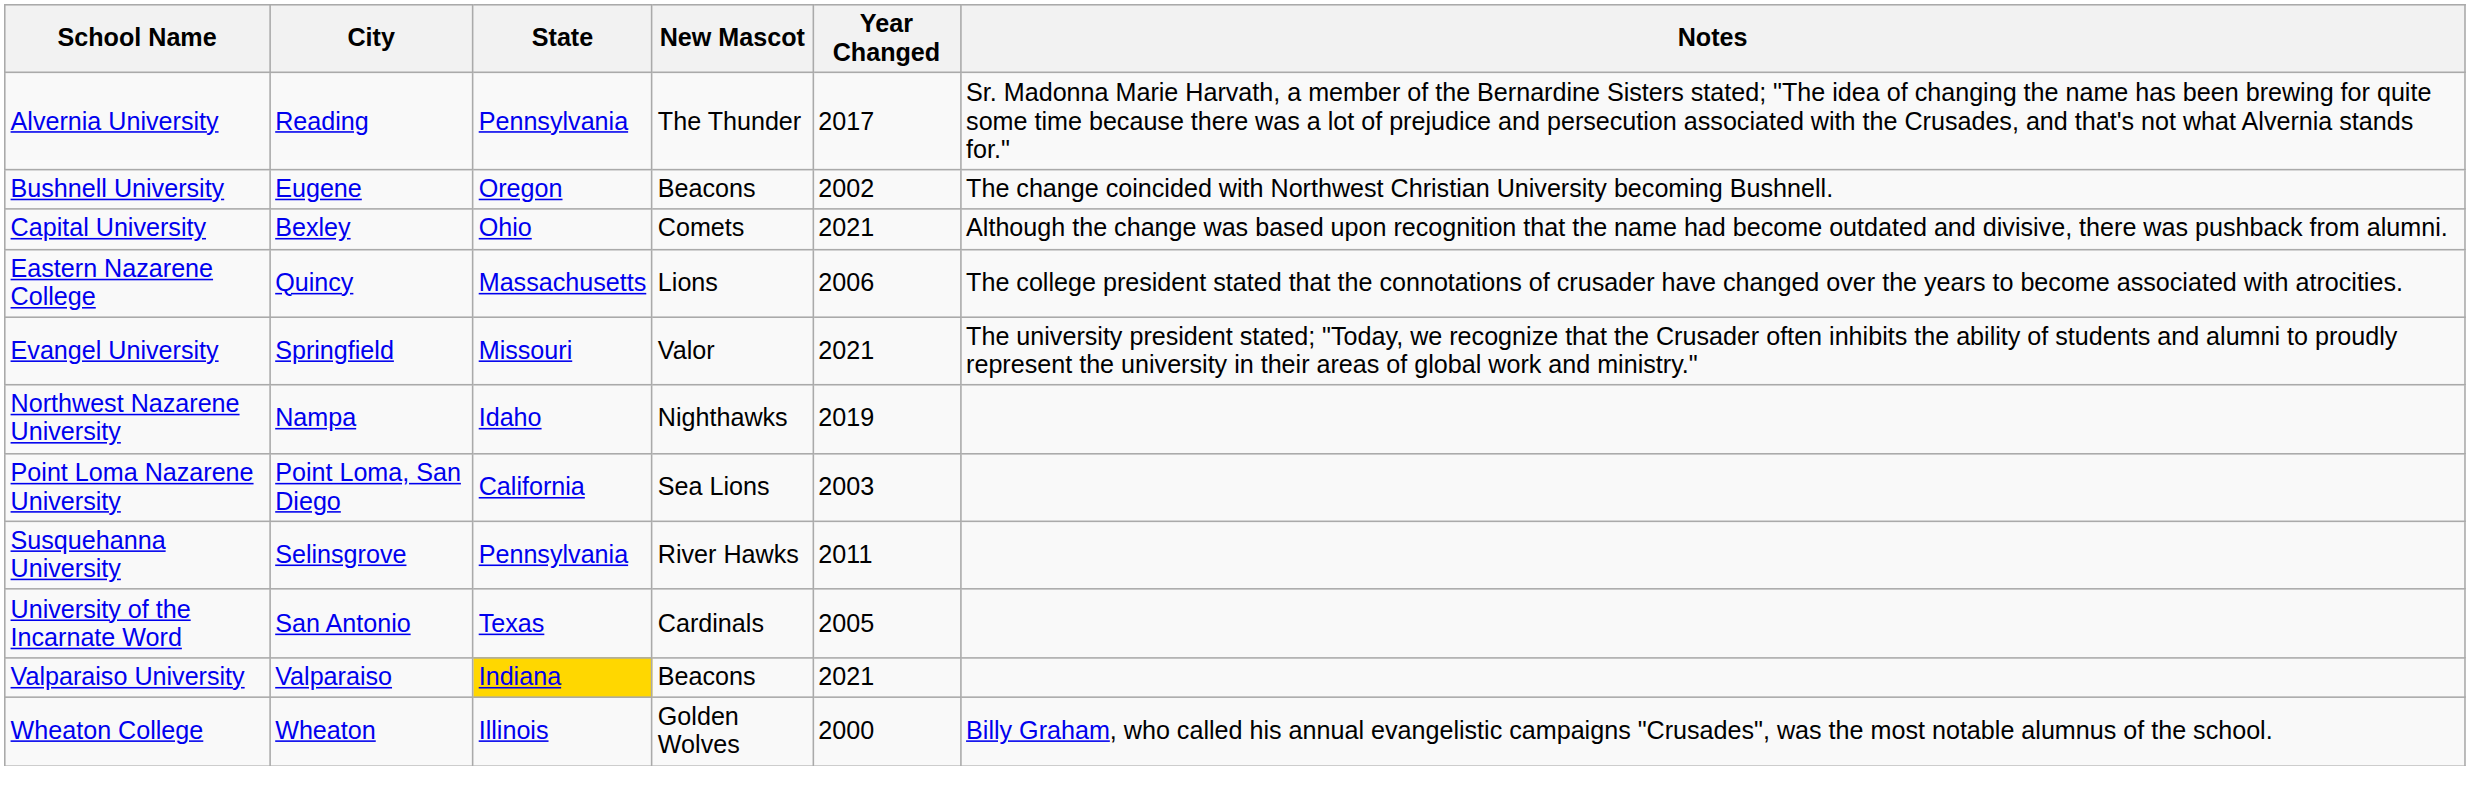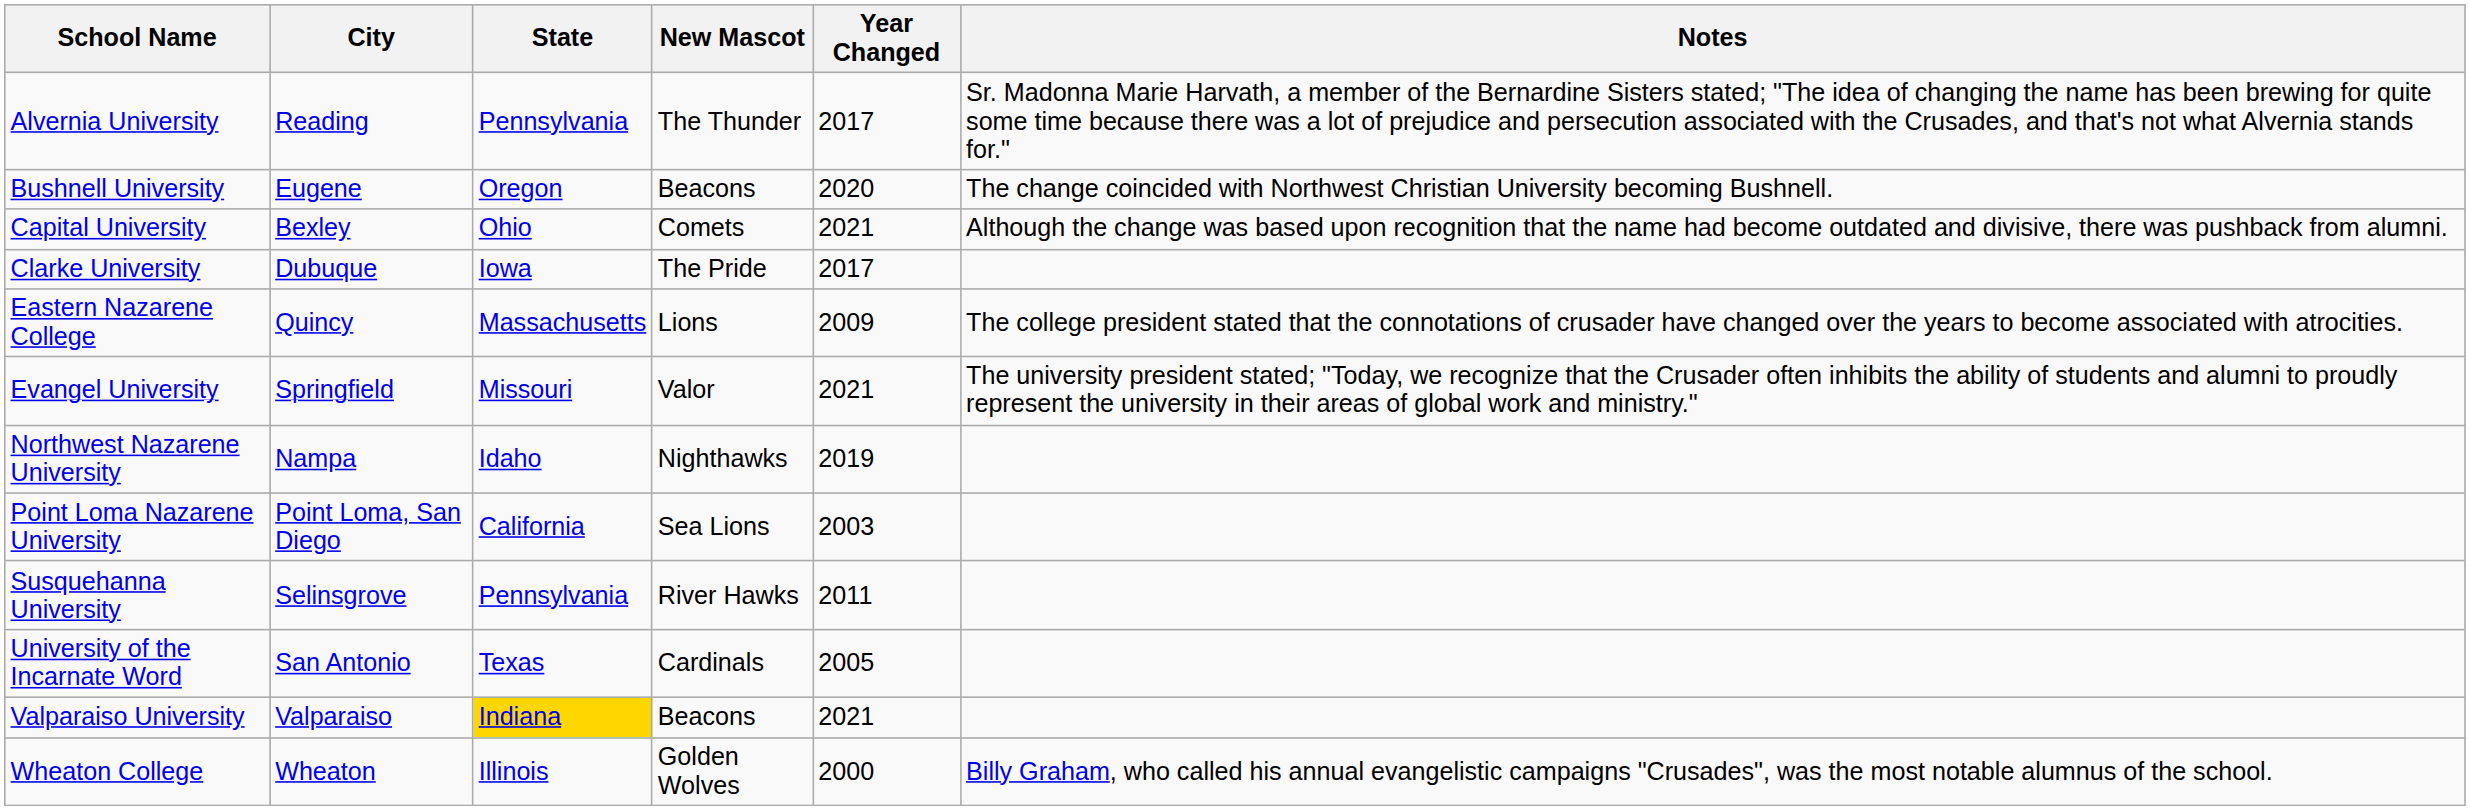(846, 188) 2002 -> (846, 188) 2020
+ row: (105, 268)
(846, 282) 2006 -> (846, 322) 2009
